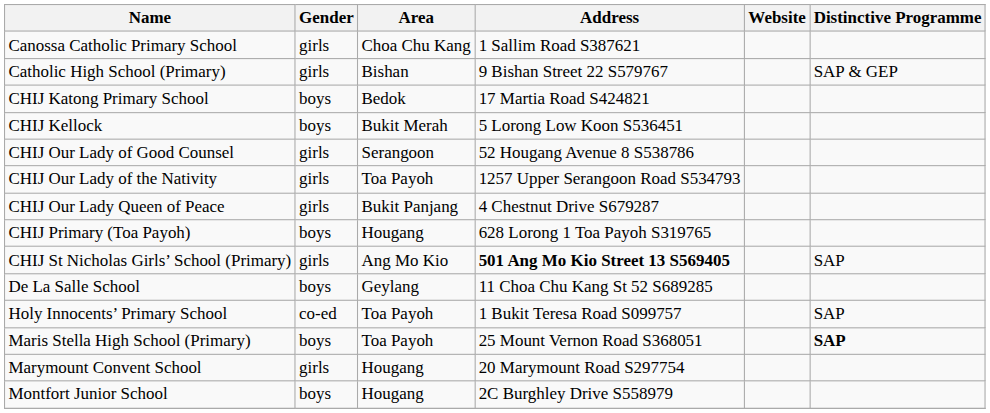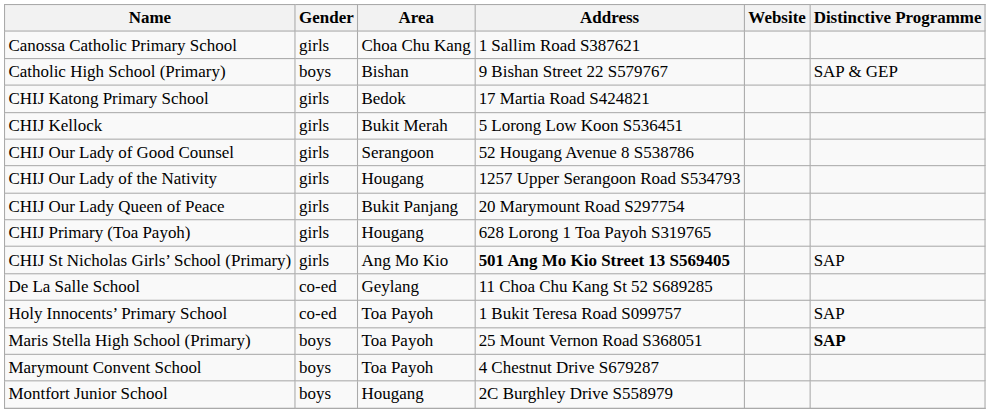(314, 71) girls -> (315, 71) boys
(315, 98) boys -> (314, 98) girls
(315, 125) boys -> (314, 125) girls
(397, 179) Toa Payoh -> (393, 179) Hougang
(569, 206) 4 Chestnut Drive S679287 -> (582, 206) 20 Marymount Road S297754
(315, 233) boys -> (314, 233) girls
(315, 286) boys -> (318, 286) co-ed
(314, 367) girls -> (315, 367) boys
(393, 367) Hougang -> (397, 367) Toa Payoh
(582, 367) 20 Marymount Road S297754 -> (569, 367) 4 Chestnut Drive S679287
